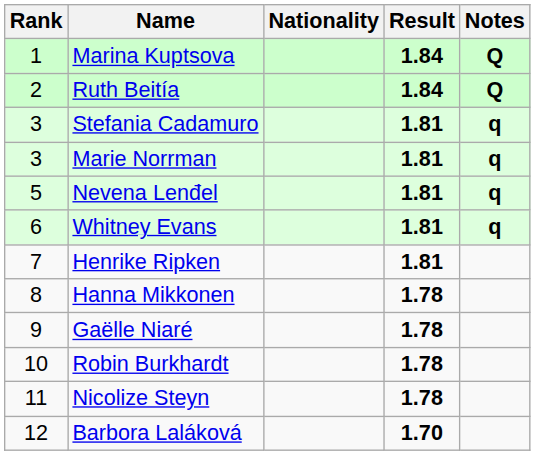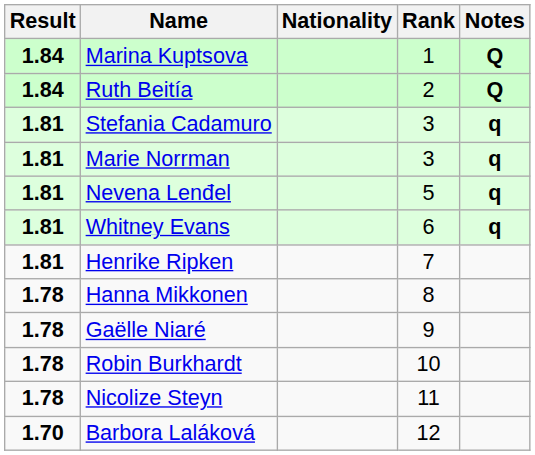columns swapped: (36, 21) <-> (422, 21)
